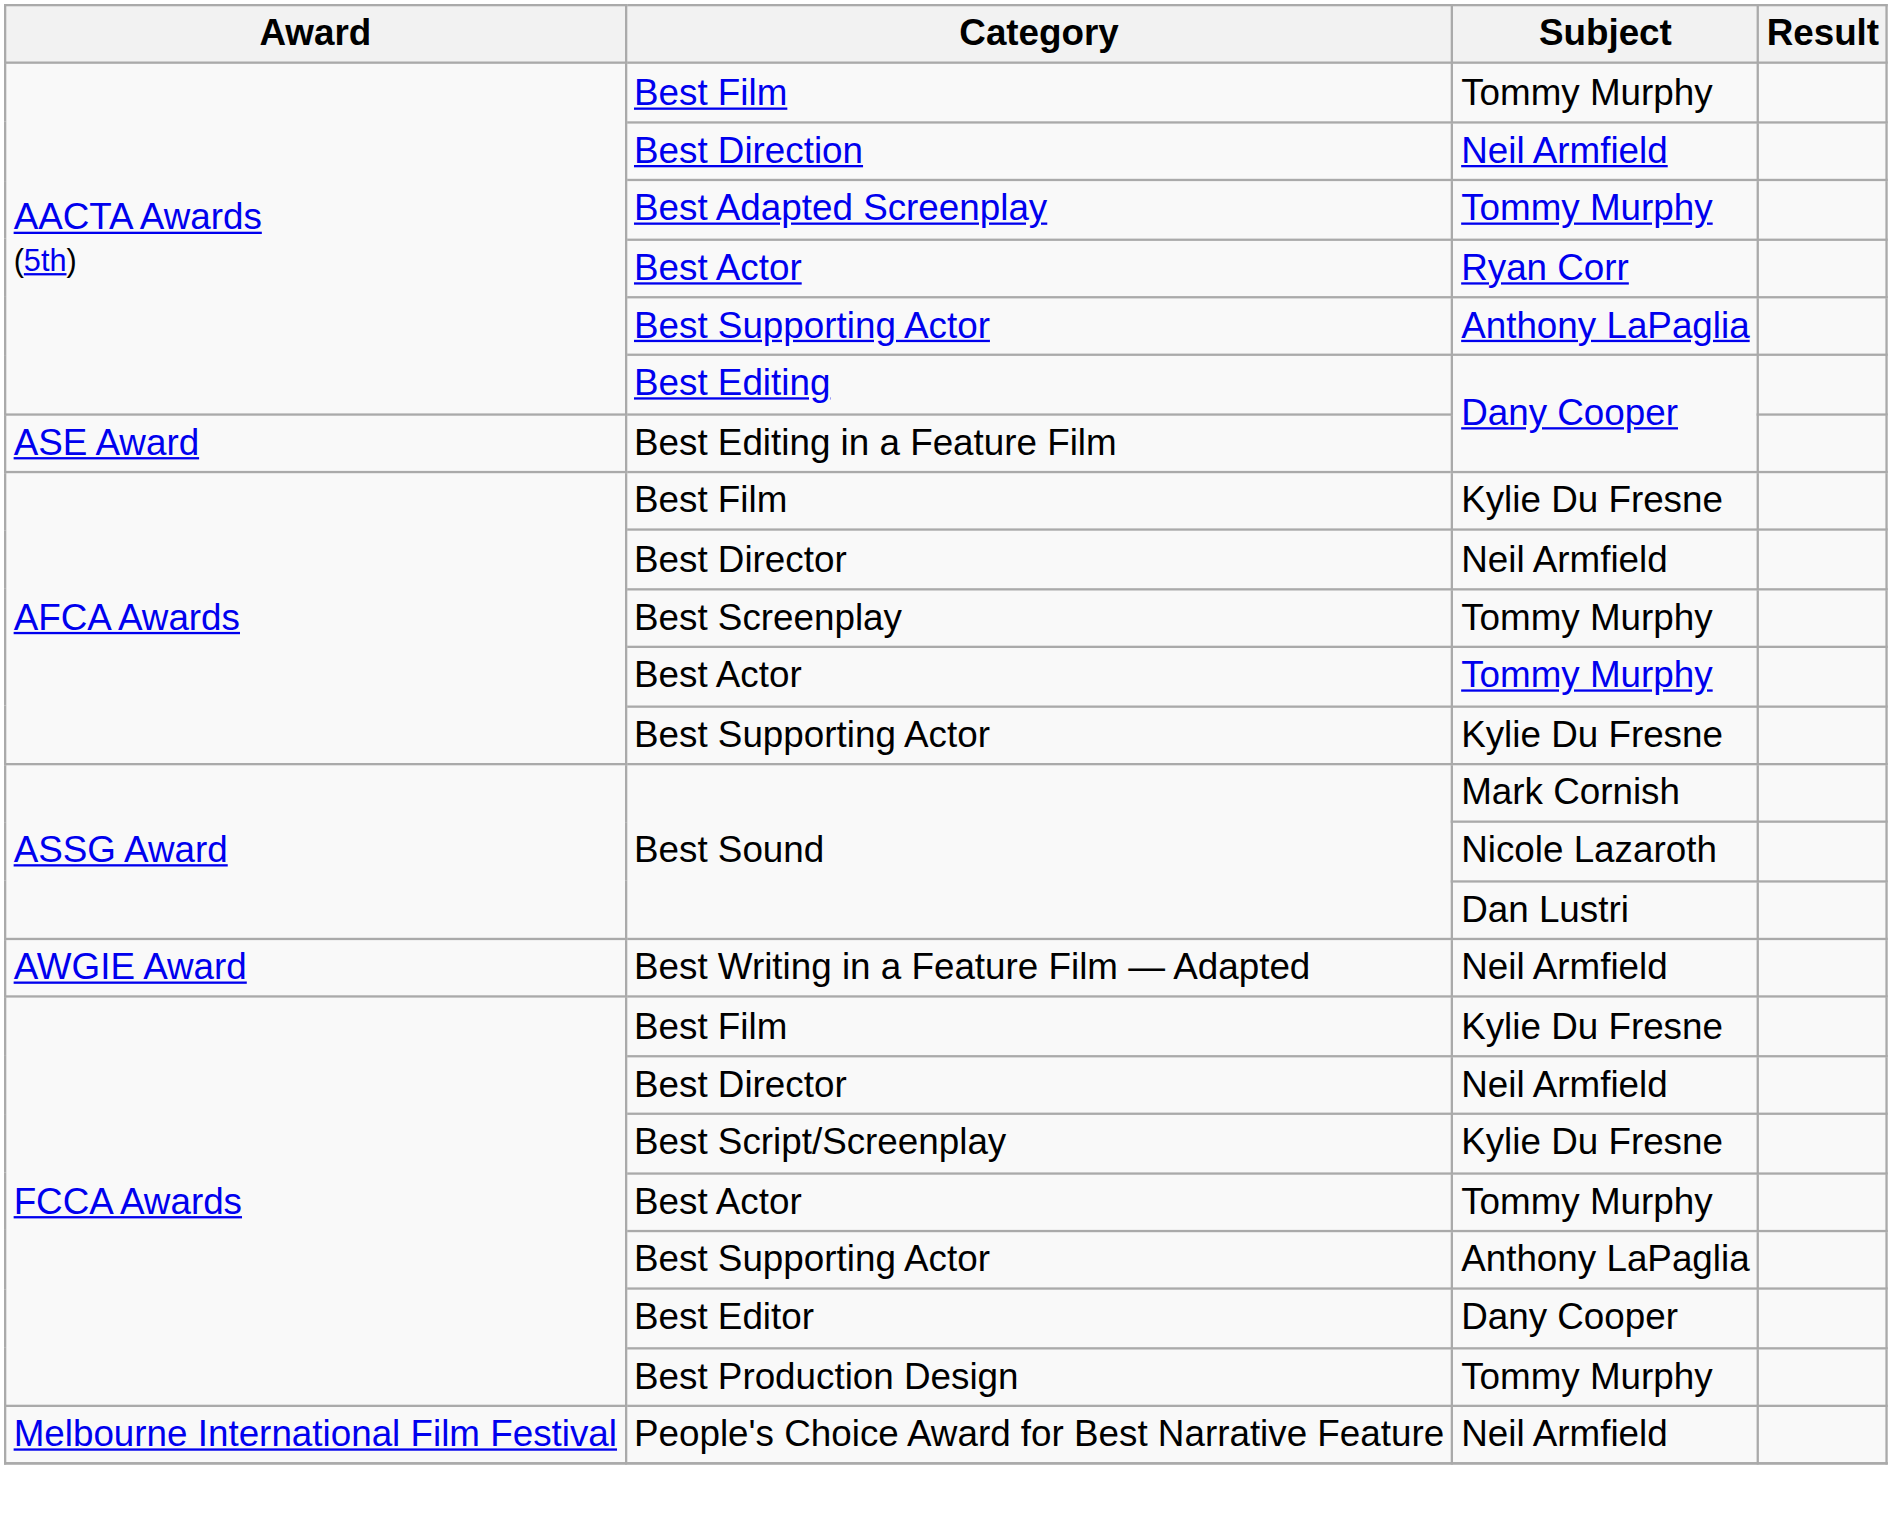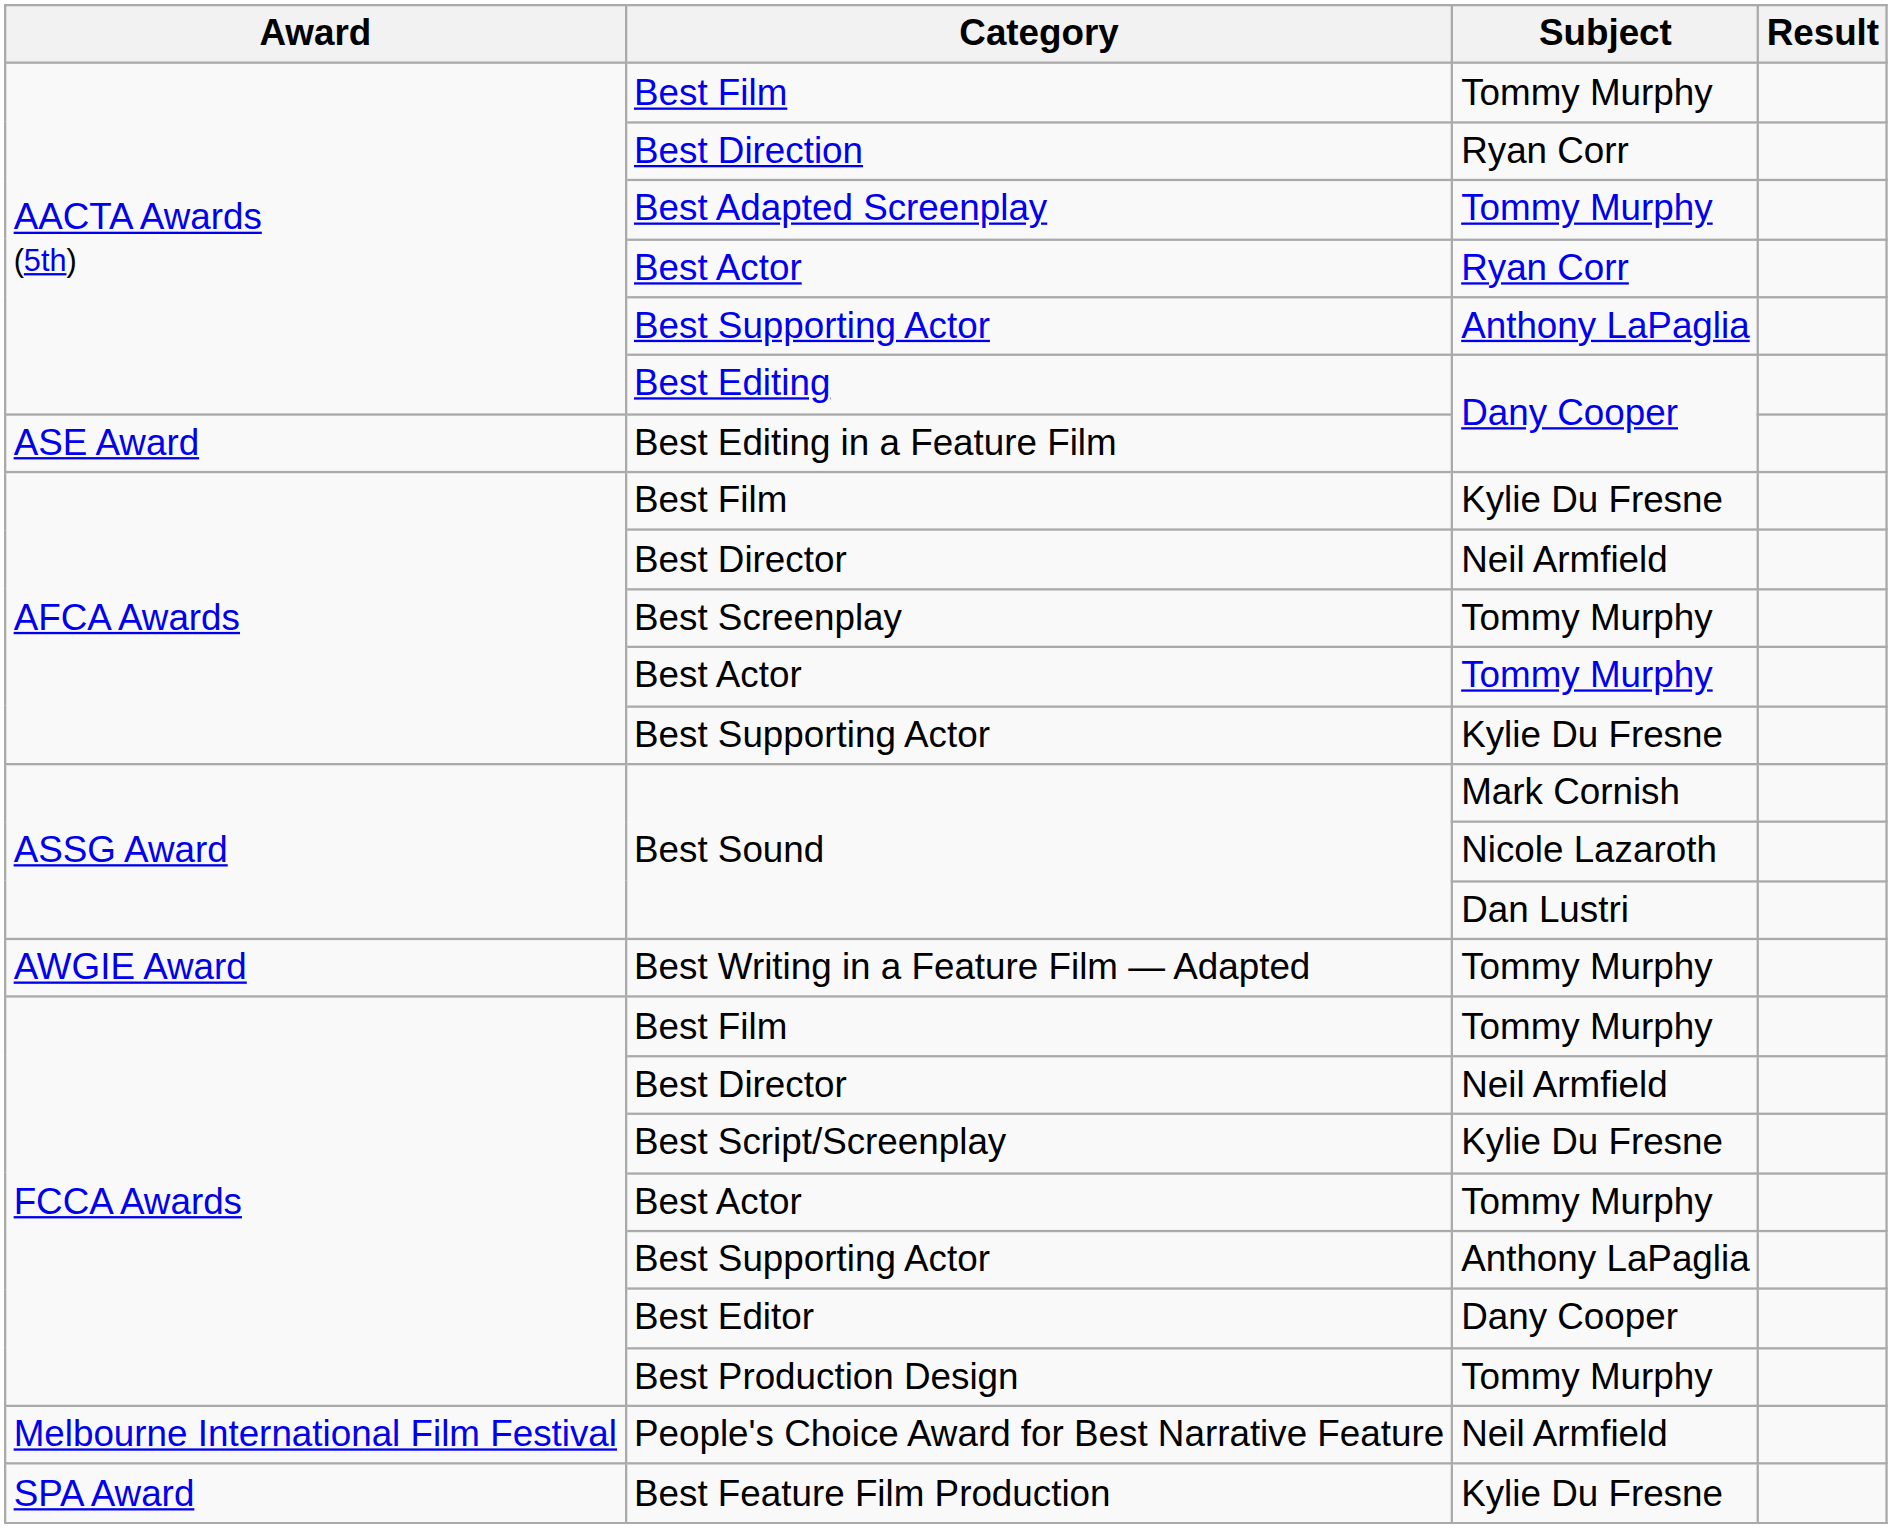(1564, 150) Neil Armfield -> (1545, 150) Ryan Corr
(1564, 967) Neil Armfield -> (1587, 967) Tommy Murphy
(1592, 1025) Kylie Du Fresne -> (1587, 1025) Tommy Murphy
+ row: (104, 1492)
